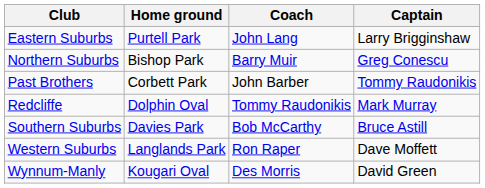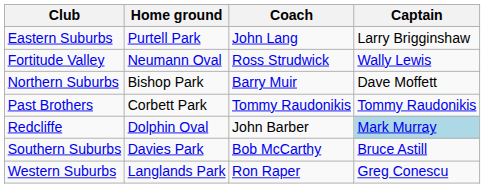+ row: (56, 60)
(403, 60) Greg Conescu -> (397, 82) Dave Moffett
(270, 82) John Barber -> (291, 104) Tommy Raudonikis
(291, 104) Tommy Raudonikis -> (270, 127) John Barber
(397, 104) no background -> (397, 127) lightblue background
(397, 149) Dave Moffett -> (403, 171) Greg Conescu
- row: (57, 171)
